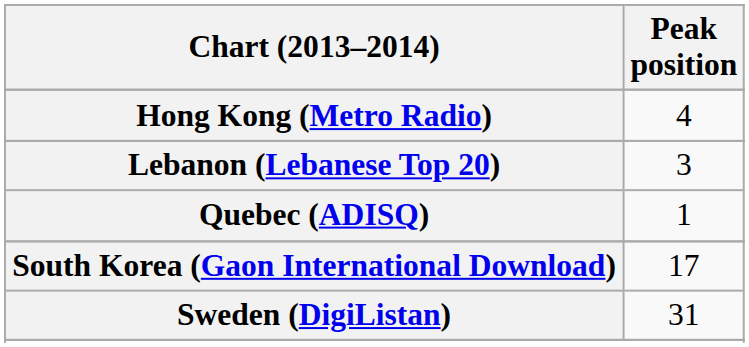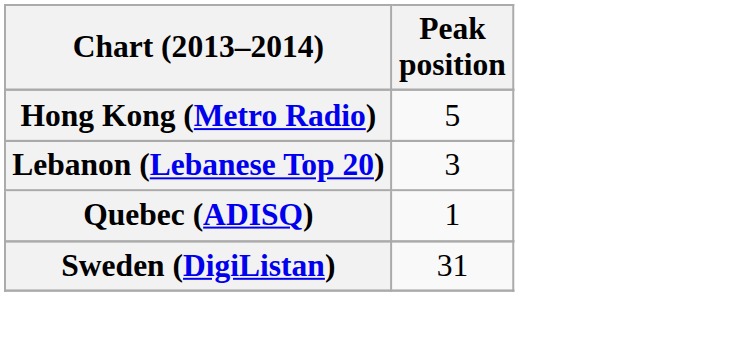(684, 114) 4 -> (452, 114) 5
- row: (314, 264)
